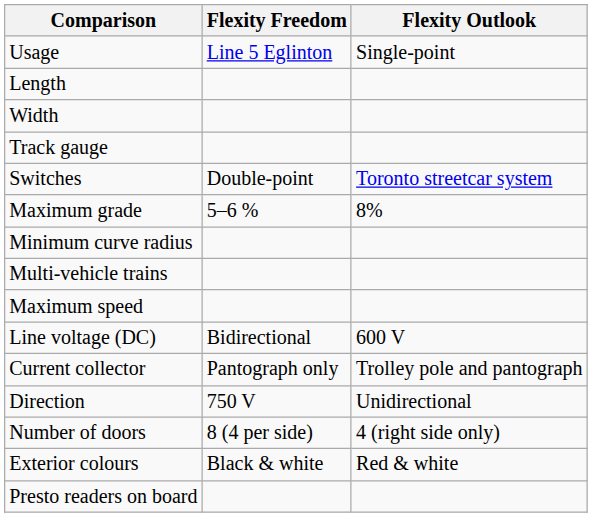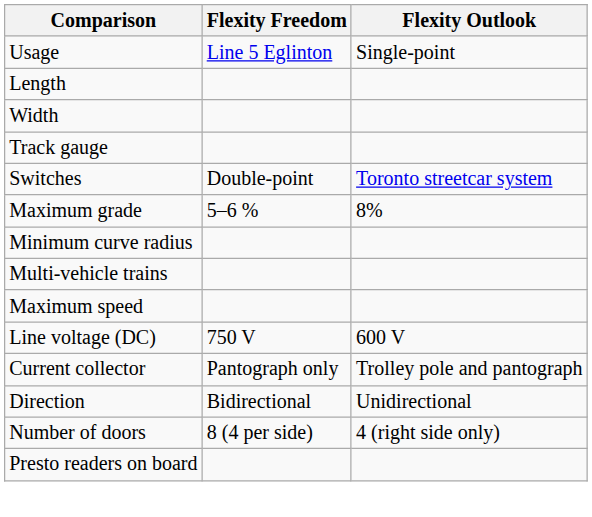(259, 337) Bidirectional -> (231, 337) 750 V
(231, 400) 750 V -> (259, 400) Bidirectional
- row: (74, 464)
